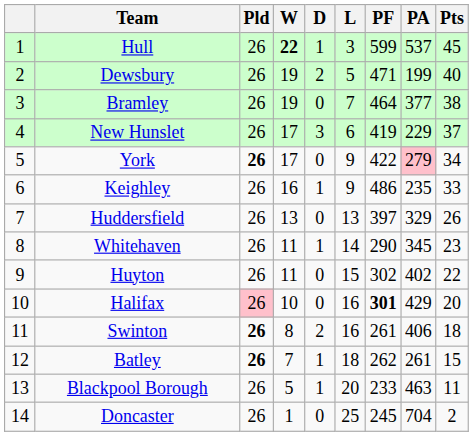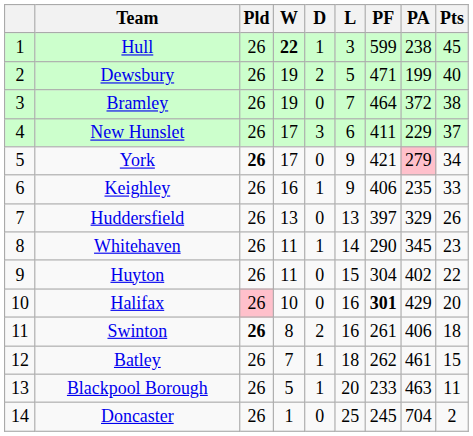(418, 47) 537 -> (418, 47) 238
(418, 103) 377 -> (418, 103) 372
(383, 132) 419 -> (383, 132) 411
(383, 160) 422 -> (383, 160) 421
(383, 189) 486 -> (383, 189) 406
(383, 274) 302 -> (383, 274) 304
(257, 359) bold -> (257, 359) normal
(418, 359) 261 -> (418, 359) 461
